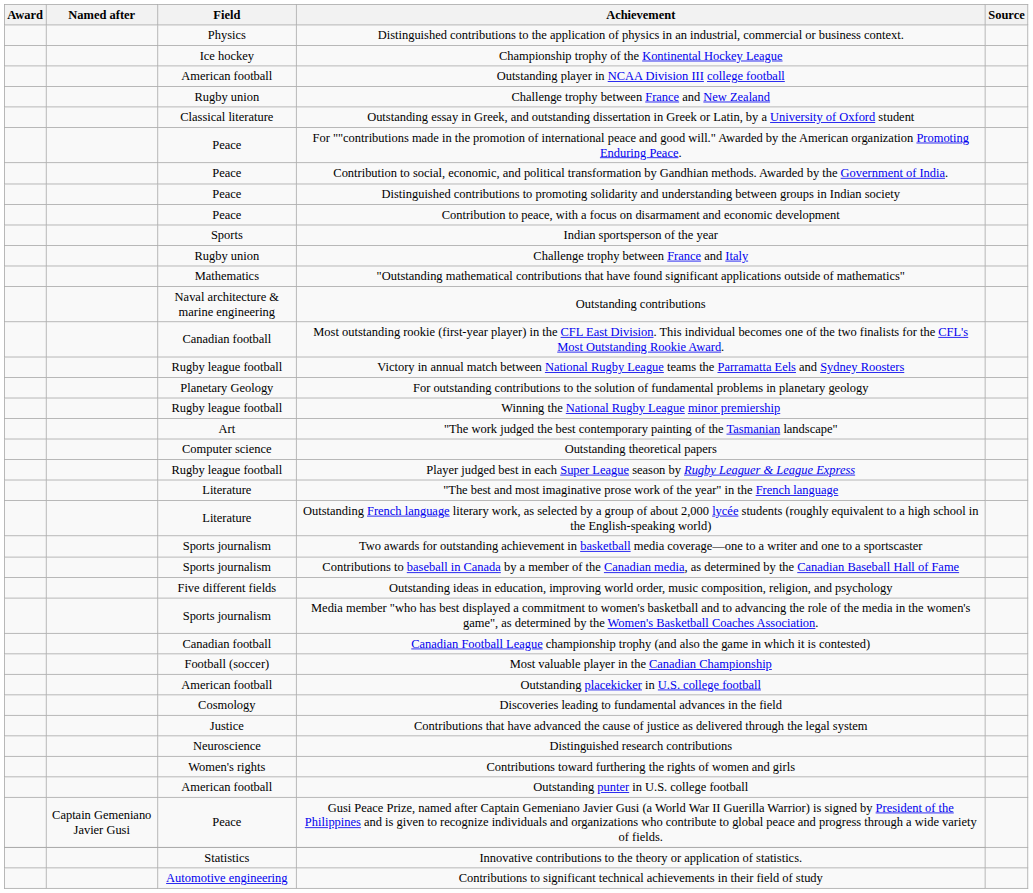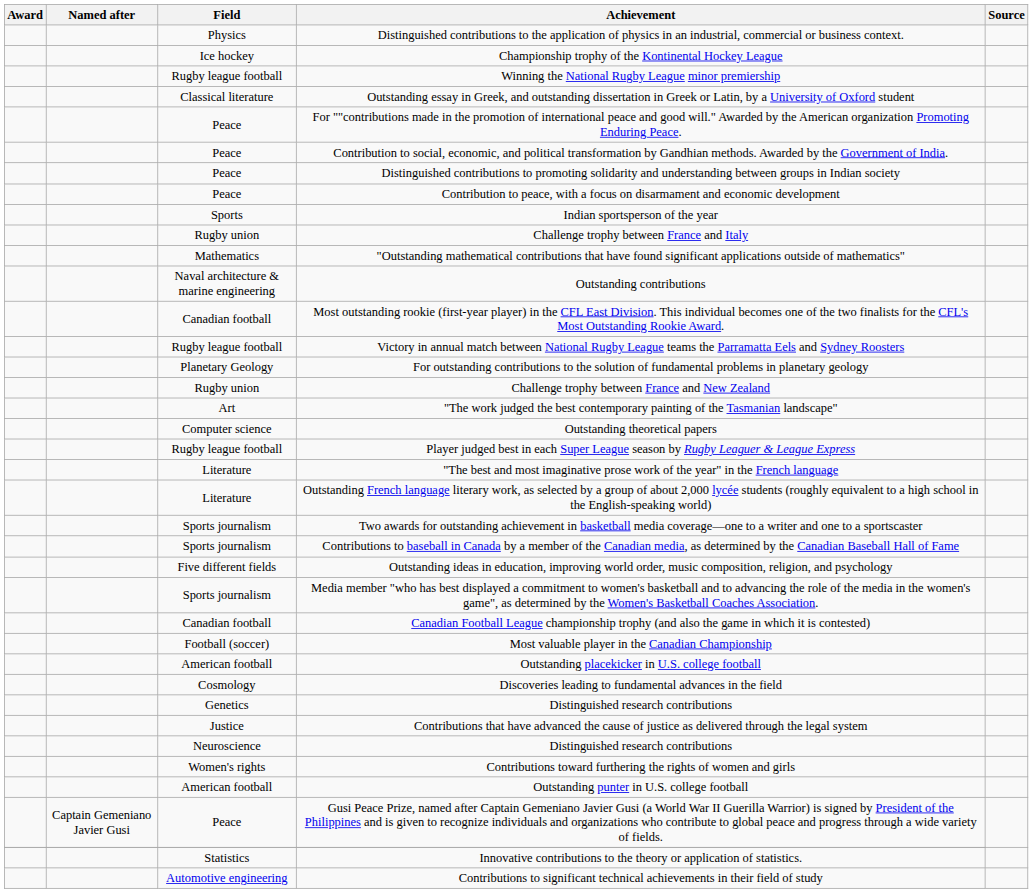- row: (227, 76)
rows swapped: (227, 97) <-> (227, 408)
+ row: (227, 705)
